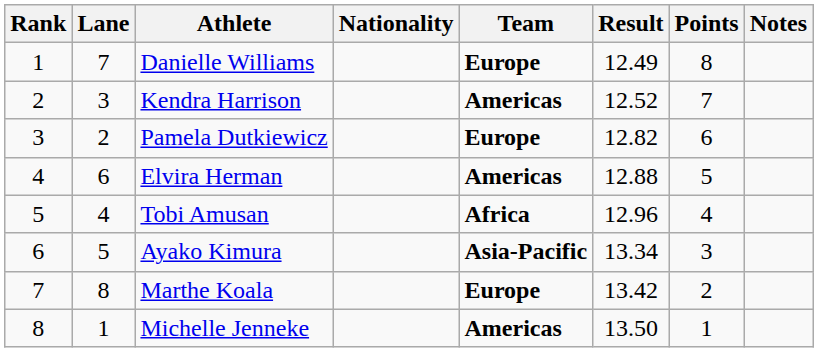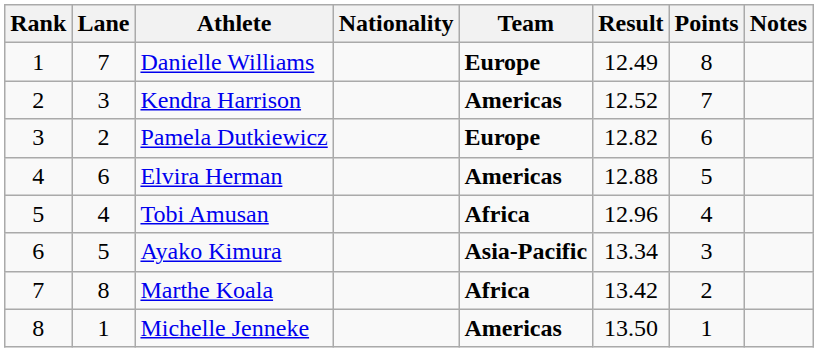(502, 289) Europe -> (497, 289) Africa
